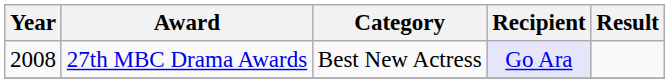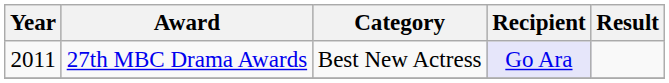(33, 59) 2008 -> (33, 59) 2011
